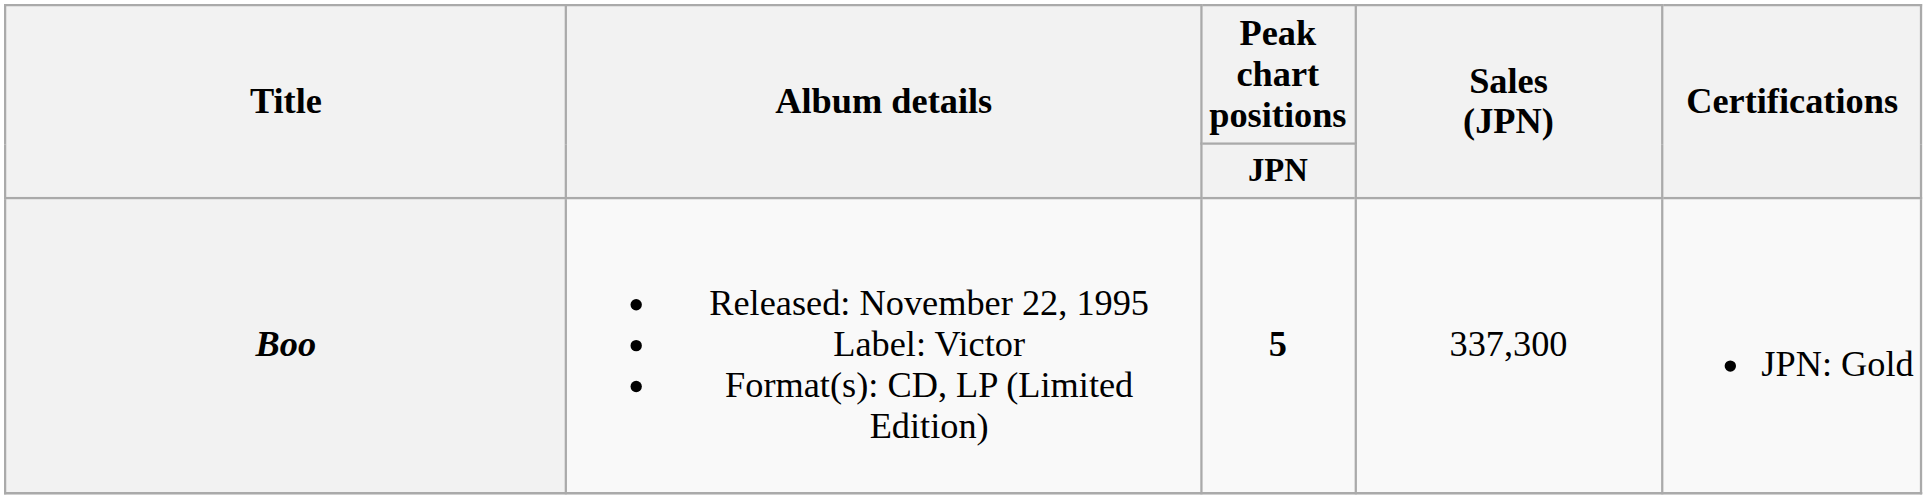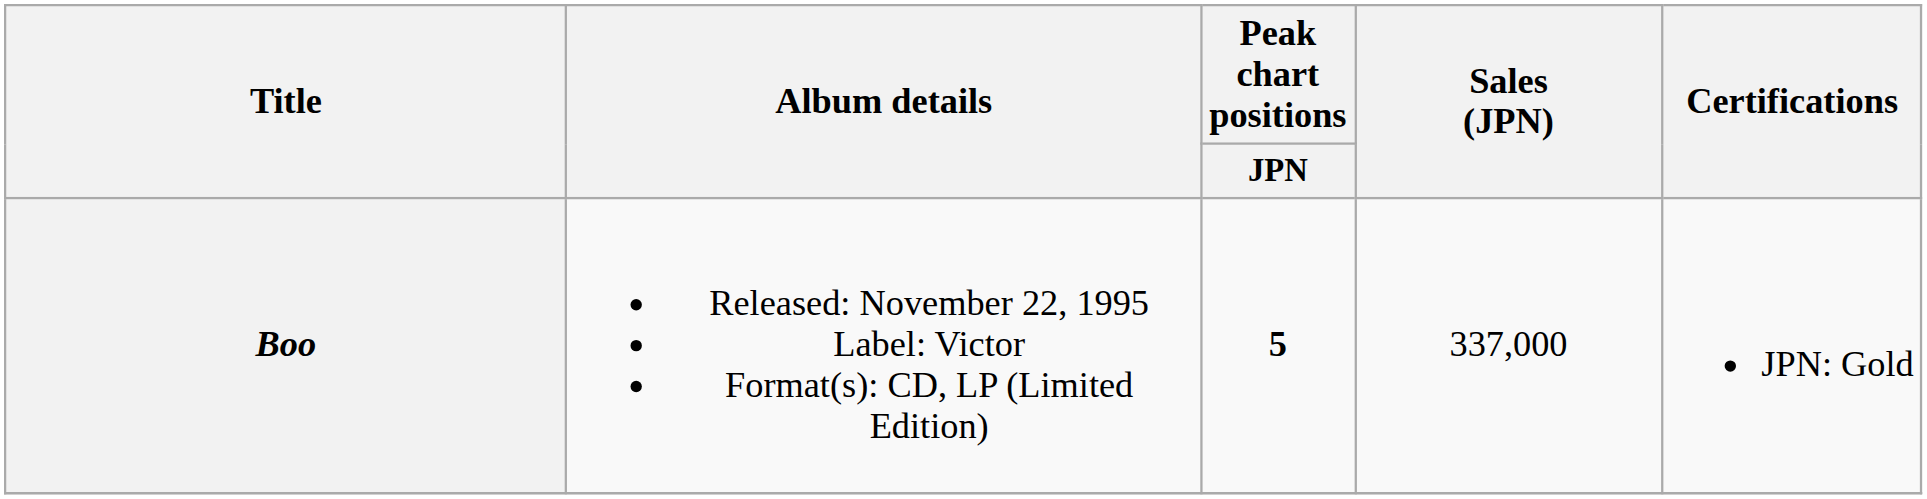(1509, 344) 337,300 -> (1509, 344) 337,000
